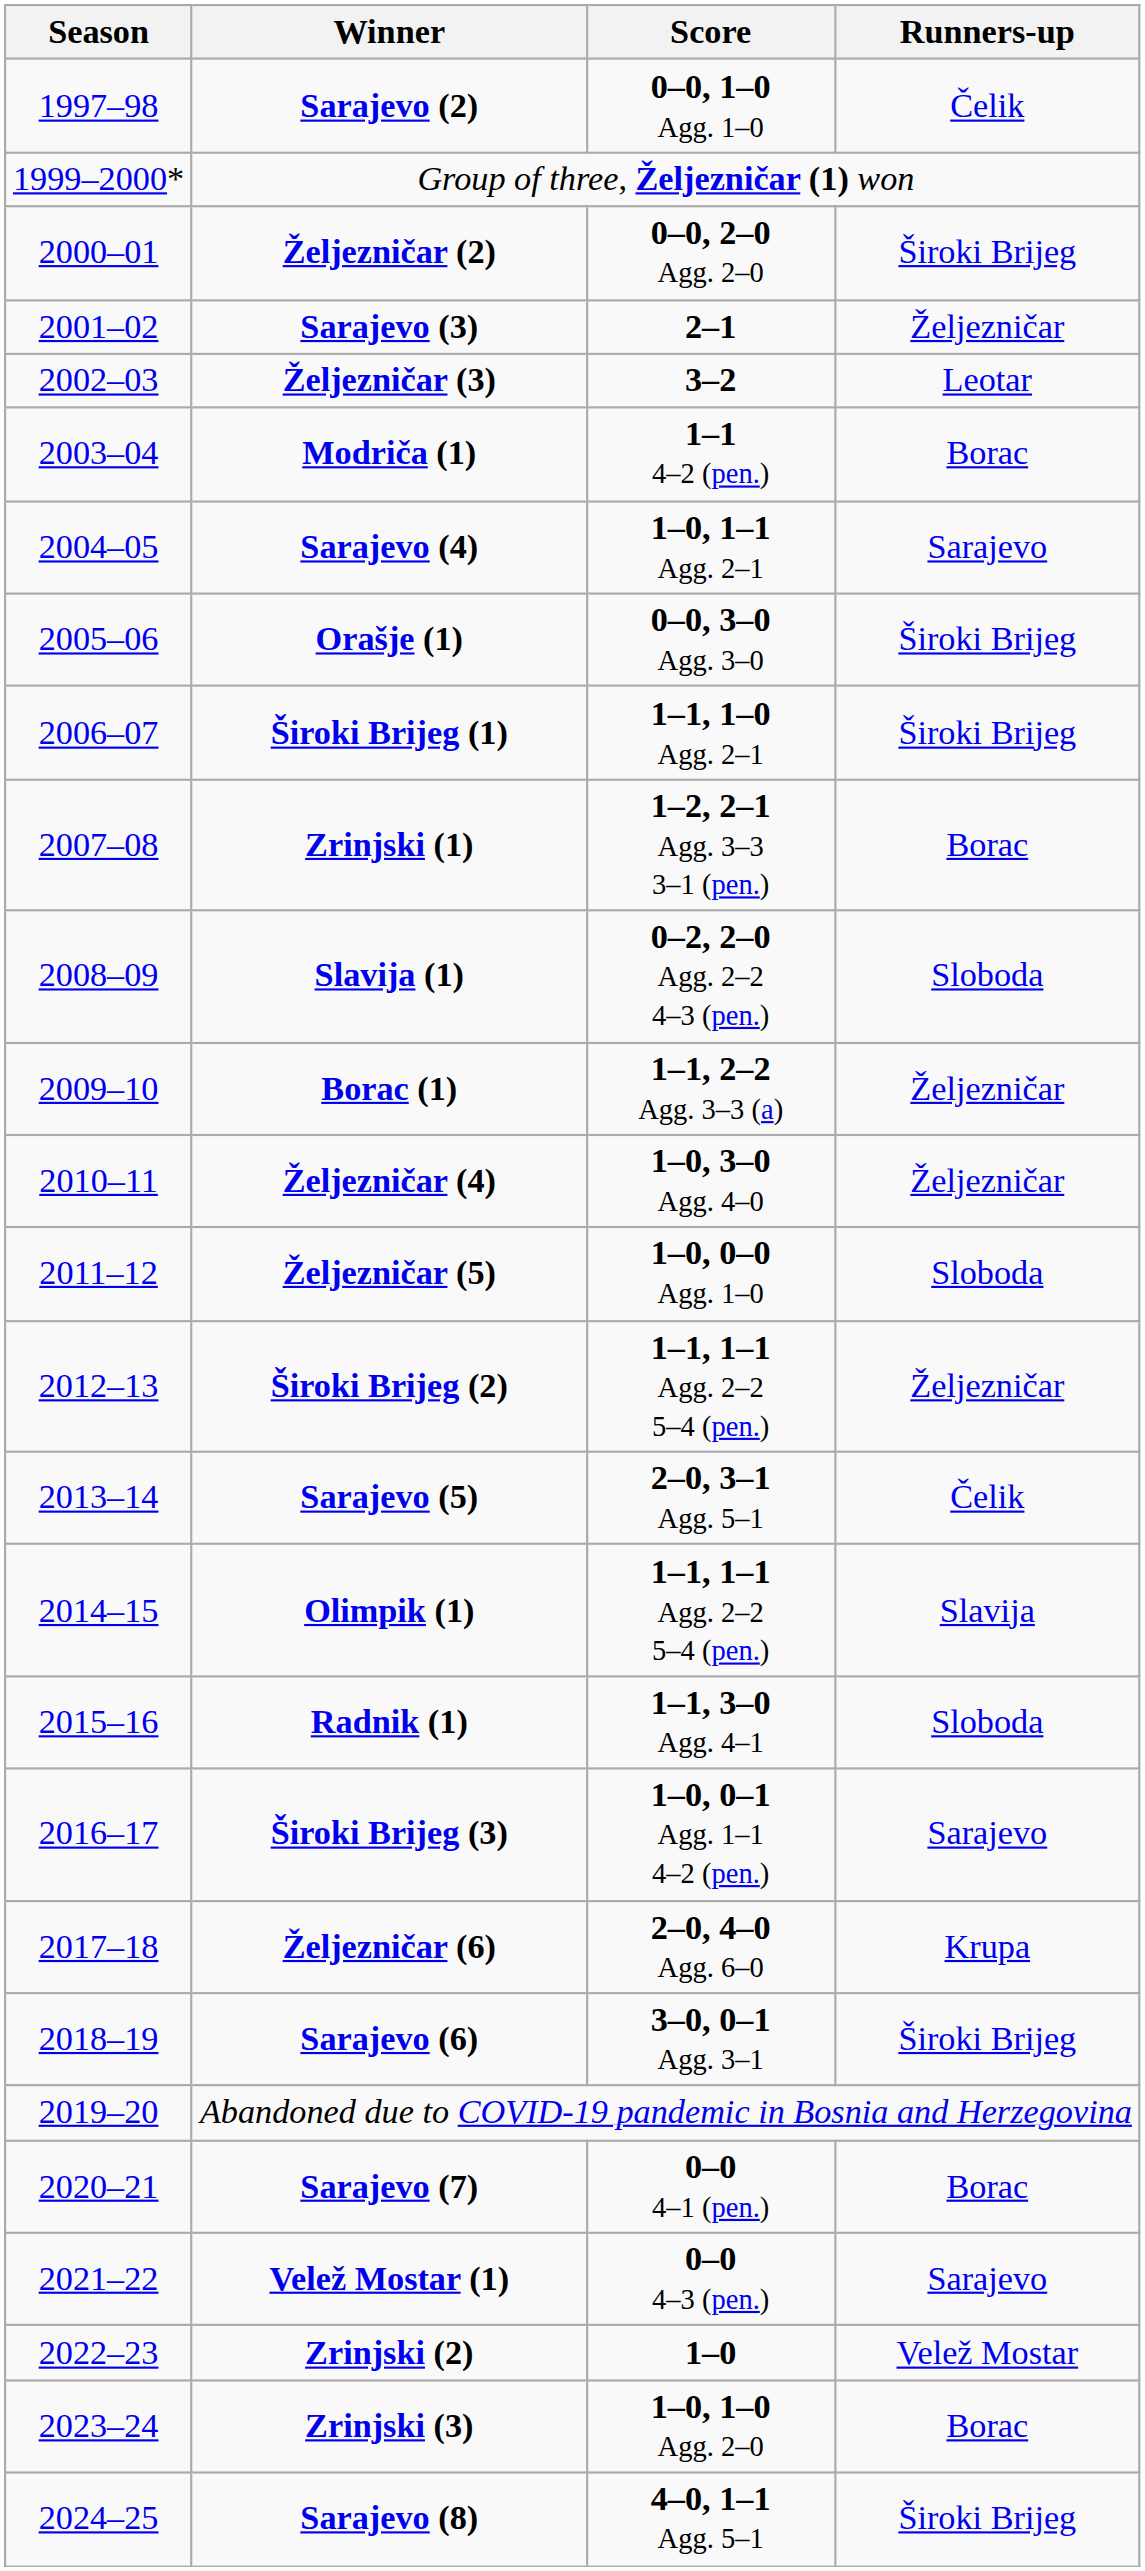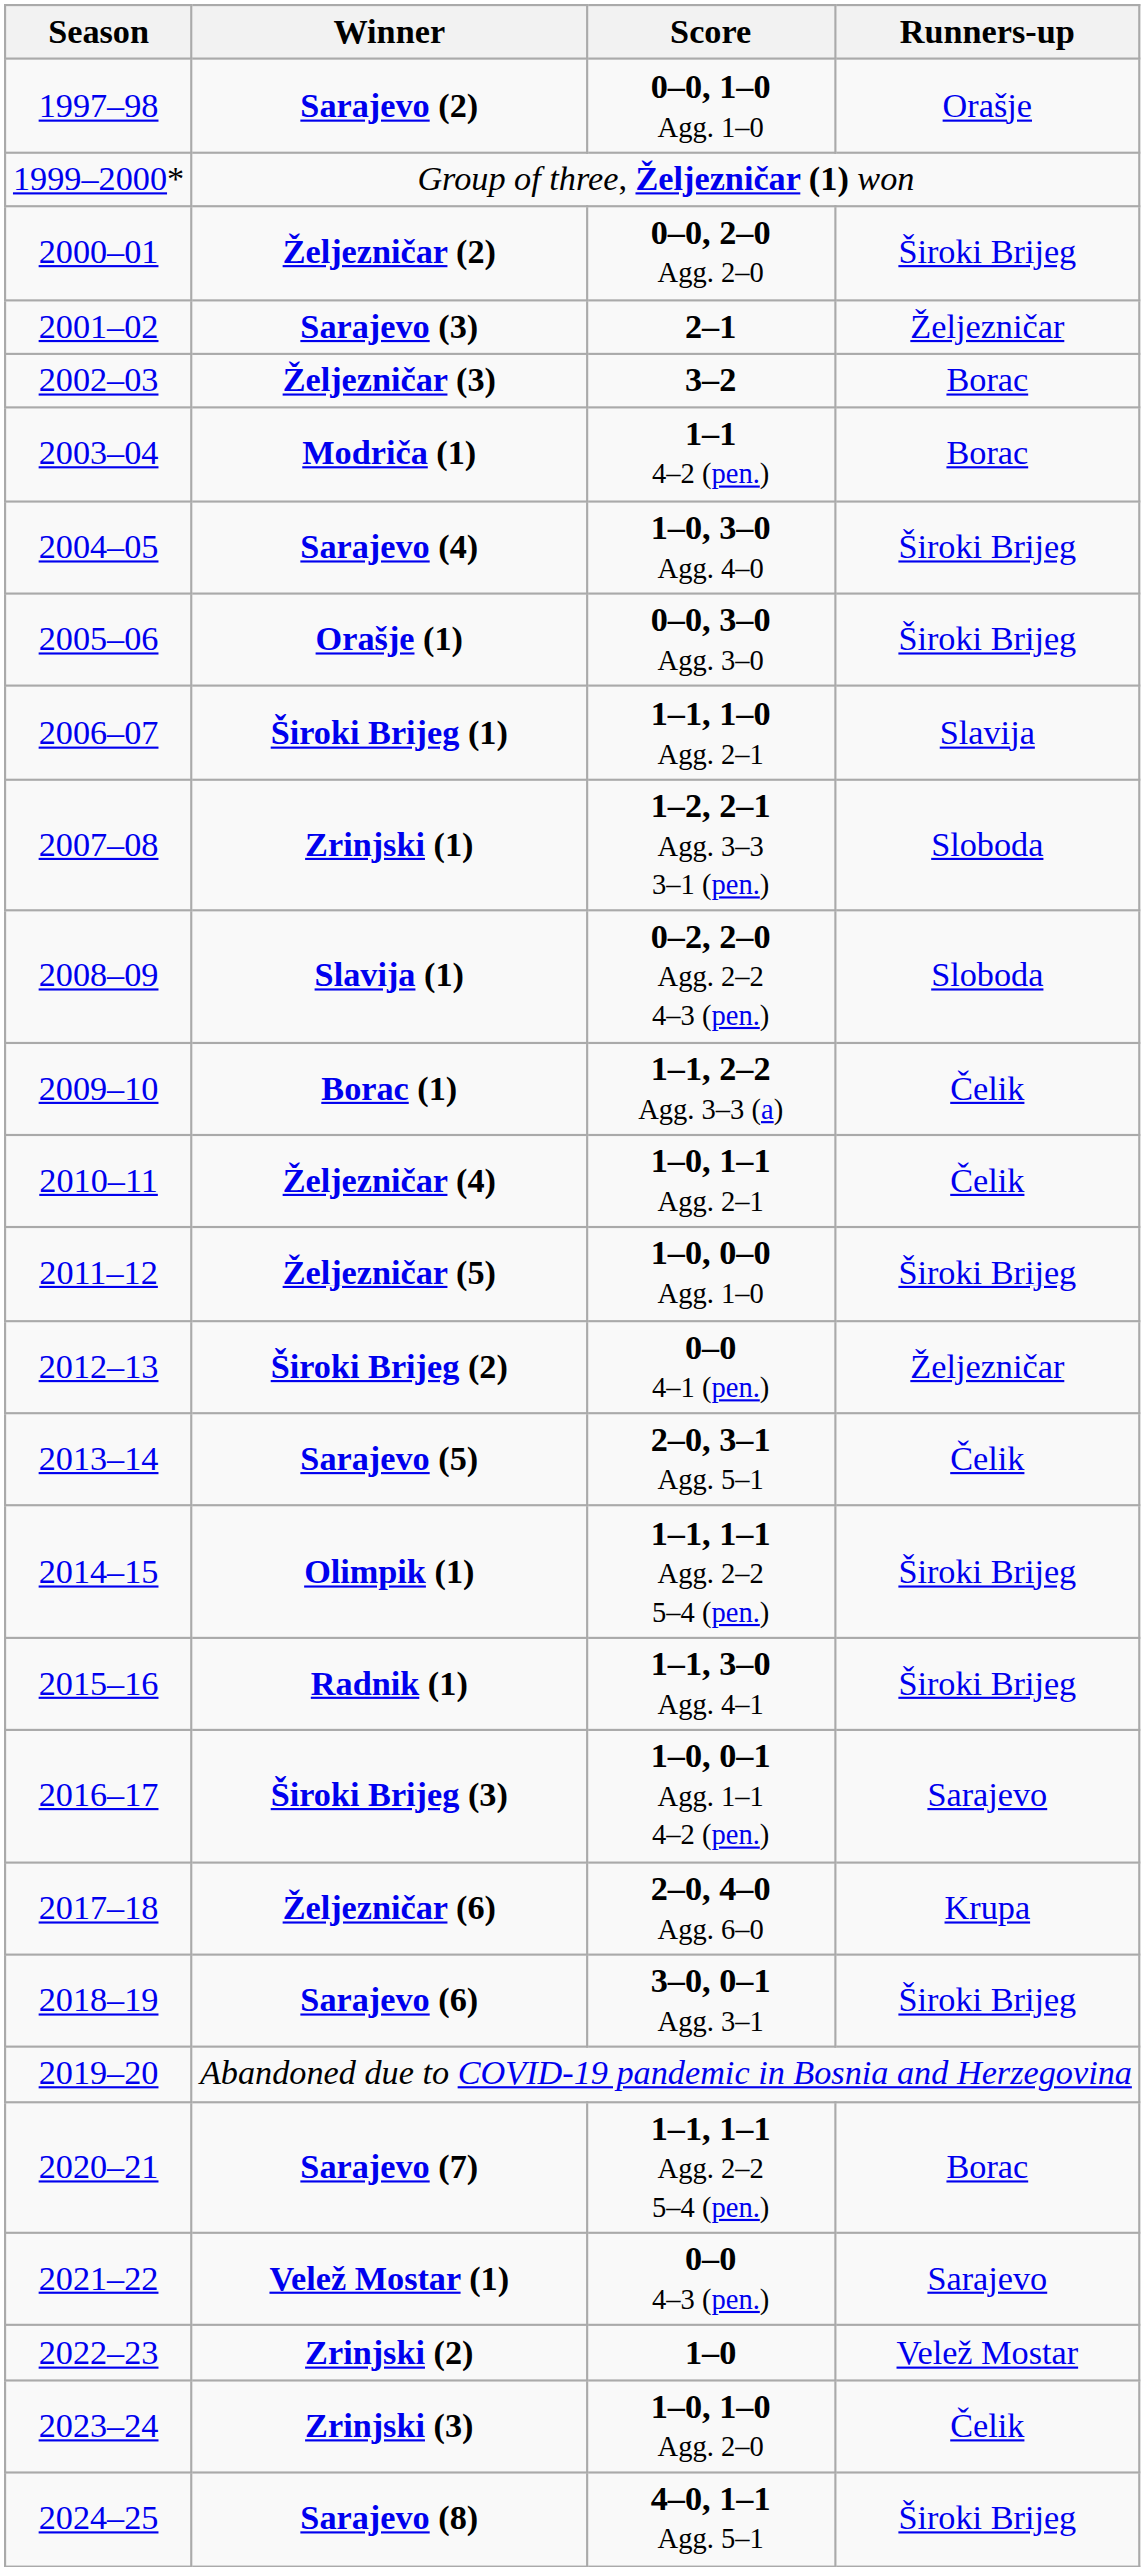(987, 105) Čelik -> (987, 105) Orašje
(987, 380) Leotar -> (987, 380) Borac
(711, 546) 1–0, 1–1 Agg. 2–1 -> (711, 546) 1–0, 3–0 Agg. 4–0
(987, 546) Sarajevo -> (987, 546) Široki Brijeg
(987, 732) Široki Brijeg -> (987, 732) Slavija
(987, 844) Borac -> (987, 844) Sloboda
(987, 1087) Željezničar -> (987, 1087) Čelik
(711, 1180) 1–0, 3–0 Agg. 4–0 -> (711, 1180) 1–0, 1–1 Agg. 2–1
(987, 1180) Željezničar -> (987, 1180) Čelik
(987, 1273) Sloboda -> (987, 1273) Široki Brijeg
(711, 1385) 1–1, 1–1 Agg. 2–2 5–4 (pen.) -> (711, 1366) 0–0 4–1 (pen.)
(987, 1609) Slavija -> (987, 1571) Široki Brijeg
(987, 1721) Sloboda -> (987, 1683) Široki Brijeg
(711, 2185) 0–0 4–1 (pen.) -> (711, 2166) 1–1, 1–1 Agg. 2–2 5–4 (pen.)
(987, 2425) Borac -> (987, 2425) Čelik
